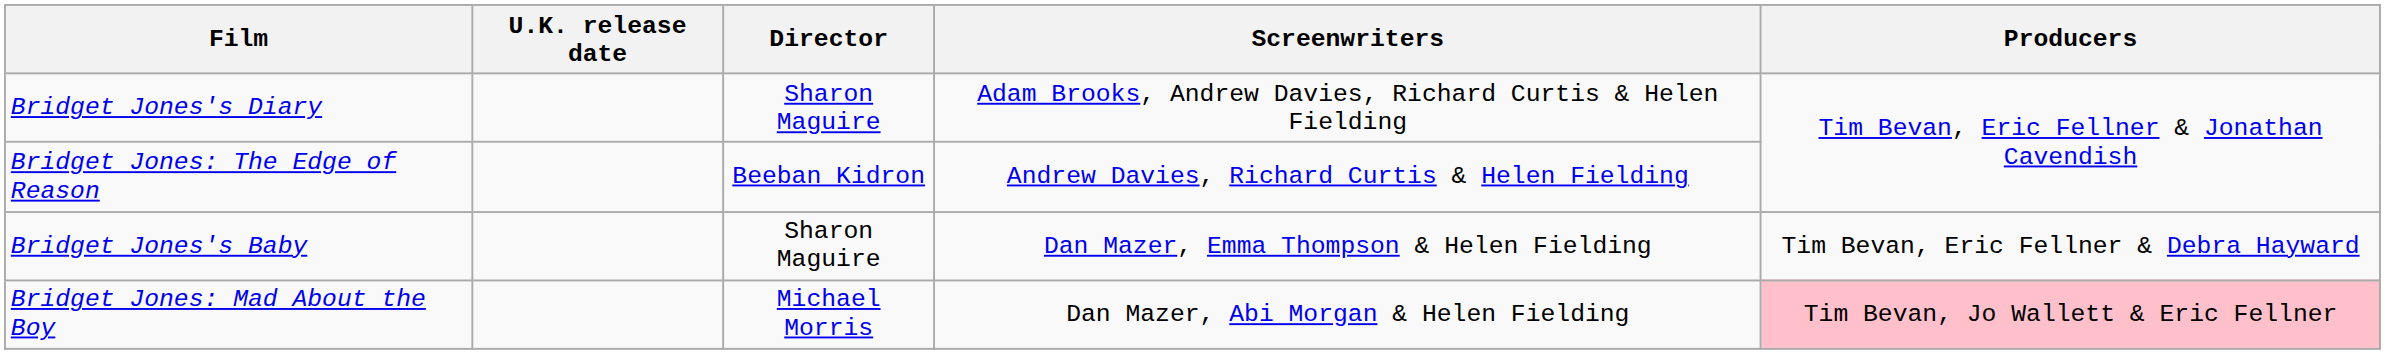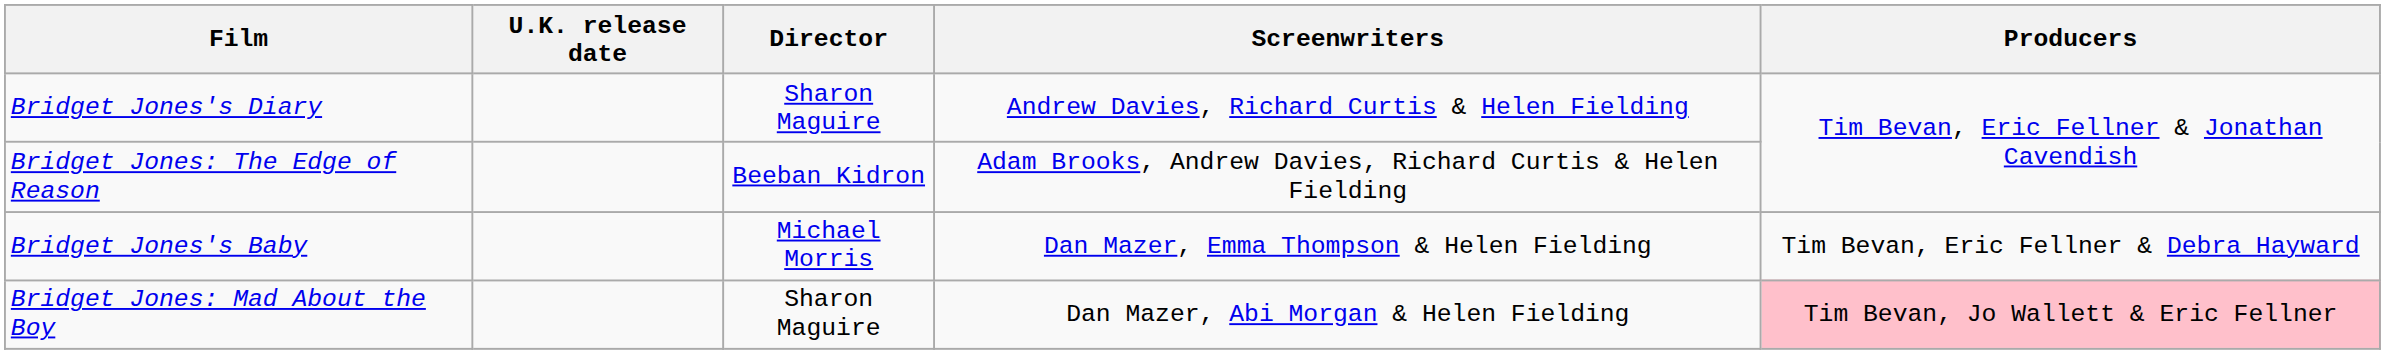(1348, 108) Adam Brooks, Andrew Davies, Richard Curtis & Helen Fielding -> (1348, 108) Andrew Davies, Richard Curtis & Helen Fielding
(1348, 177) Andrew Davies, Richard Curtis & Helen Fielding -> (1348, 177) Adam Brooks, Andrew Davies, Richard Curtis & Helen Fielding
(829, 246) Sharon Maguire -> (829, 246) Michael Morris
(829, 314) Michael Morris -> (829, 314) Sharon Maguire
